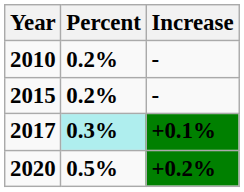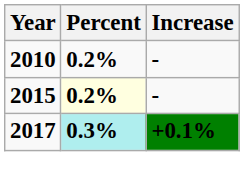(92, 95) no background -> (92, 95) lightyellow background
- row: (33, 167)
